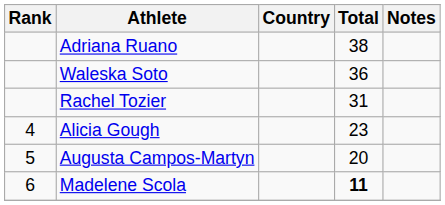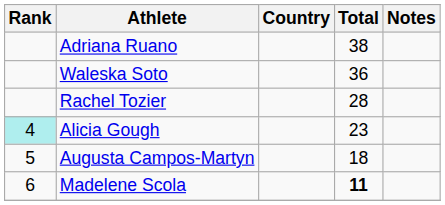(358, 102) 31 -> (358, 102) 28
(30, 130) no background -> (30, 130) paleturquoise background
(358, 158) 20 -> (358, 158) 18
